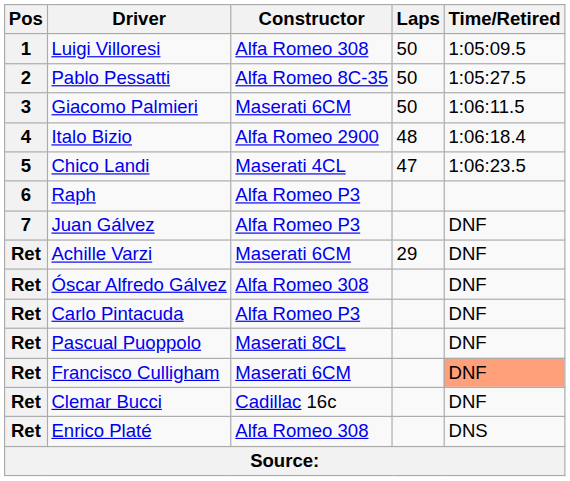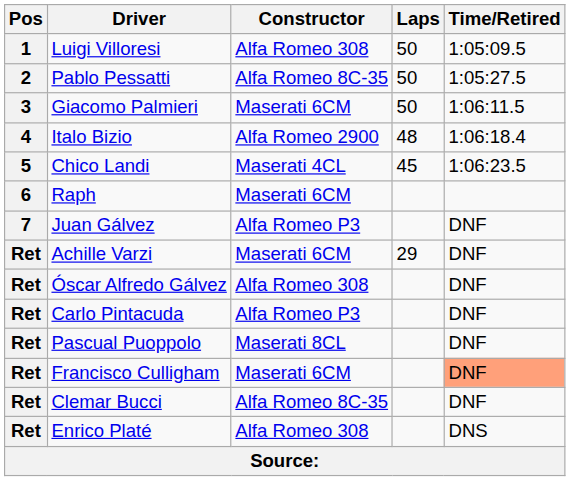(407, 166) 47 -> (407, 166) 45
(298, 195) Alfa Romeo P3 -> (293, 195) Maserati 6CM
(286, 401) Cadillac 16c -> (312, 401) Alfa Romeo 8C-35
